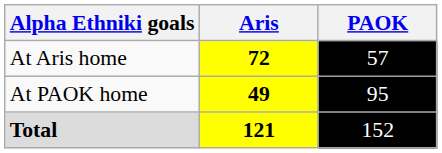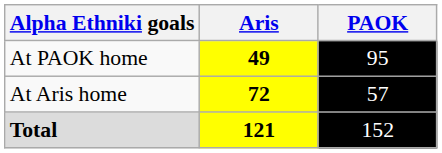rows swapped: (68, 58) <-> (79, 94)
